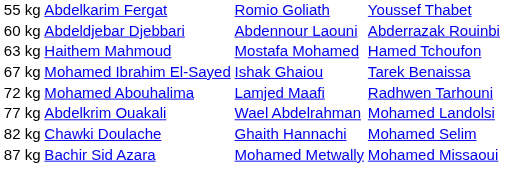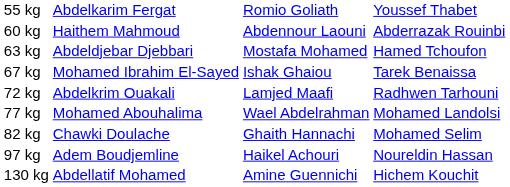(115, 30) Abdeldjebar Djebbari -> (116, 30) Haithem Mahmoud
(108, 51) Haithem Mahmoud -> (123, 51) Abdeldjebar Djebbari
(119, 93) Mohamed Abouhalima -> (114, 93) Abdelkrim Ouakali
(105, 113) Abdelkrim Ouakali -> (128, 113) Mohamed Abouhalima
- row: (22, 155)
+ row: (22, 155)
+ row: (26, 175)
